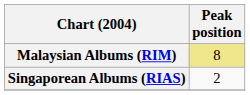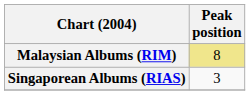(217, 78) 2 -> (217, 78) 3
